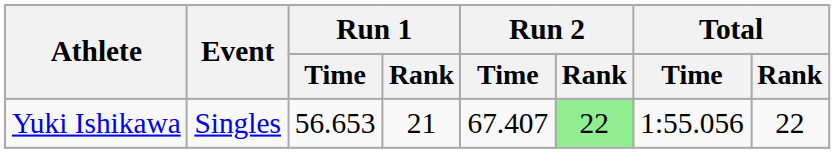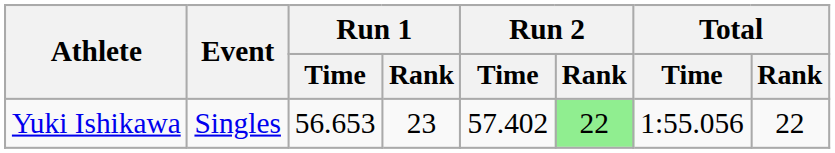(421, 123) 21 -> (421, 123) 23
(508, 123) 67.407 -> (508, 123) 57.402
